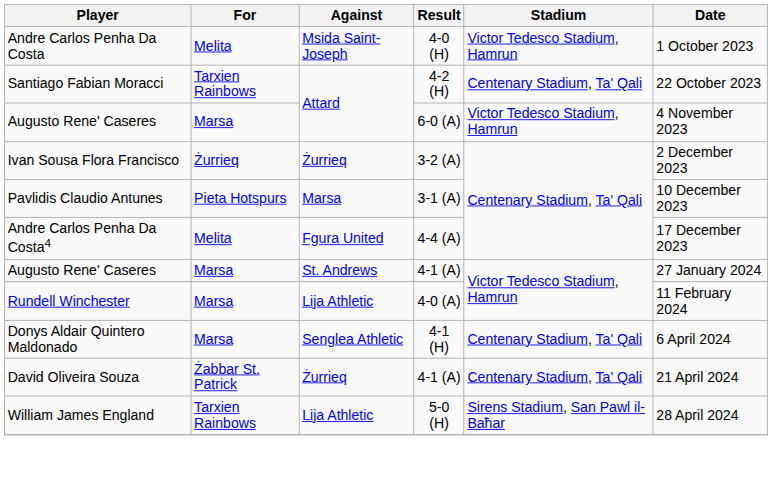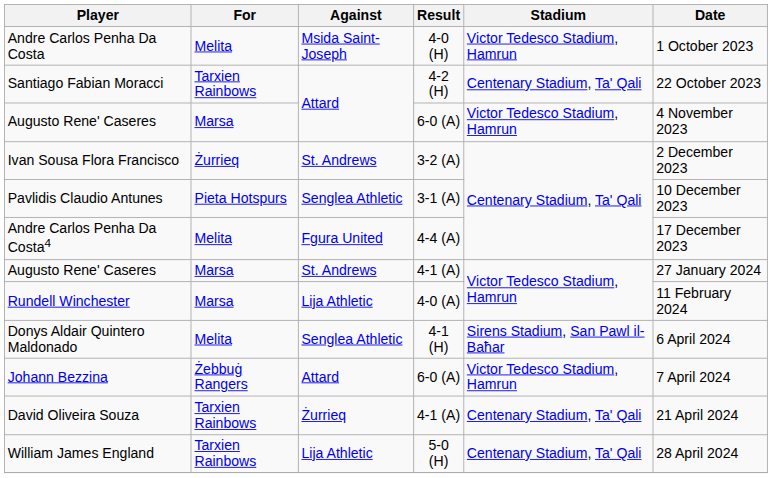(324, 160) Żurrieq -> (339, 160) St. Andrews
(322, 198) Marsa -> (352, 198) Senglea Athletic
(214, 339) Marsa -> (213, 339) Melita
(555, 339) Centenary Stadium, Ta' Qali -> (556, 339) Sirens Stadium, San Pawl il-Baħar
+ row: (58, 377)
(227, 377) Żabbar St. Patrick -> (225, 415) Tarxien Rainbows
(556, 415) Sirens Stadium, San Pawl il-Baħar -> (554, 453) Centenary Stadium, Ta' Qali
